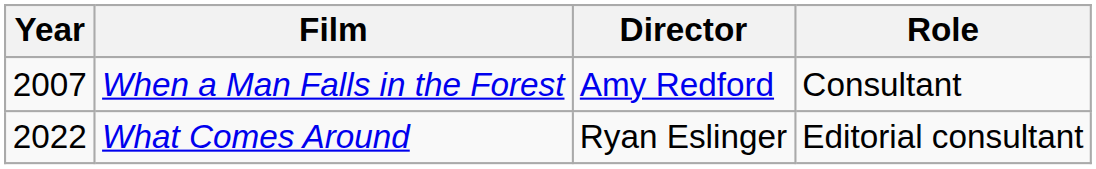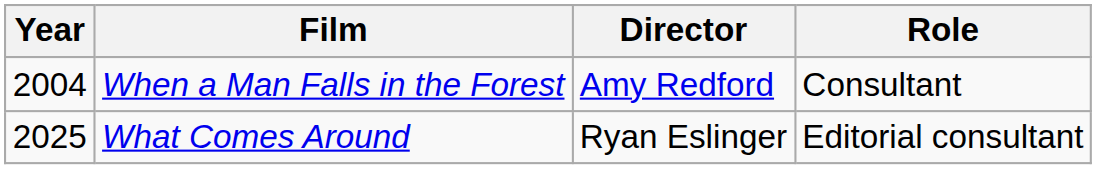(50, 83) 2007 -> (50, 83) 2004
(50, 136) 2022 -> (50, 136) 2025
